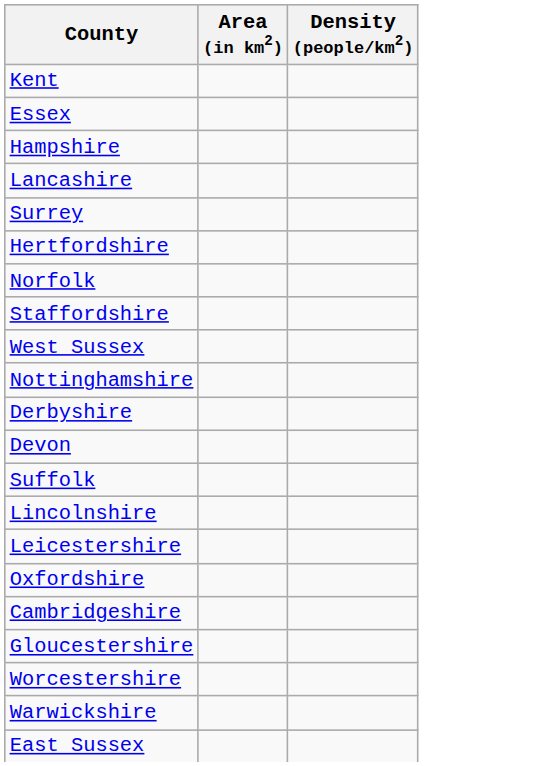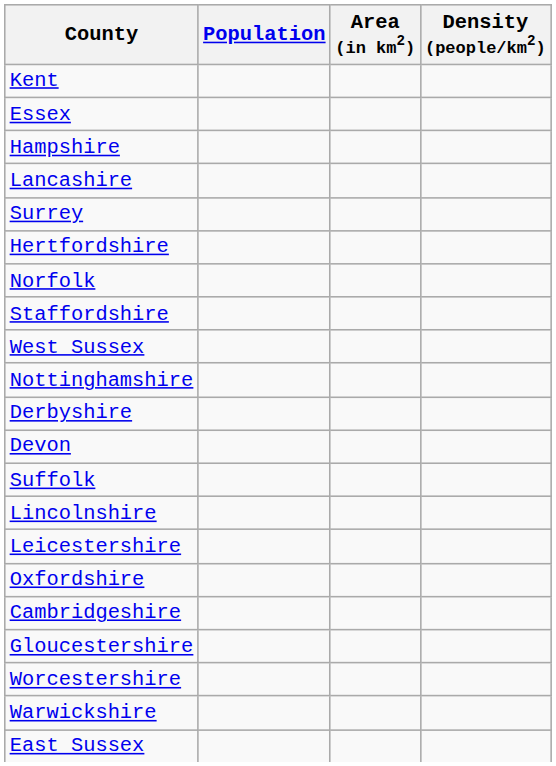+ column: (264, 34)
